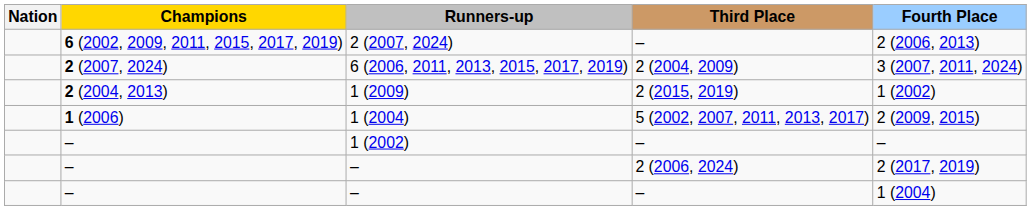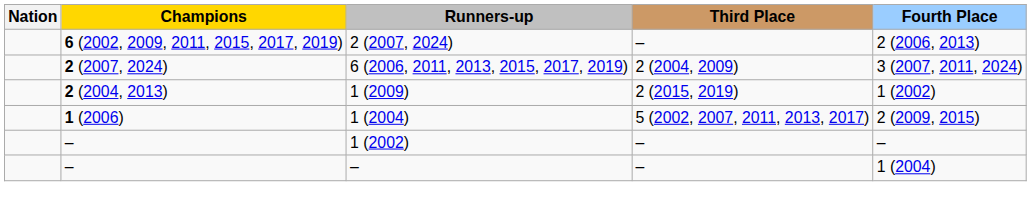- row: (354, 167)
